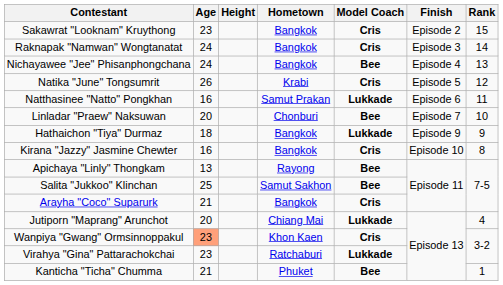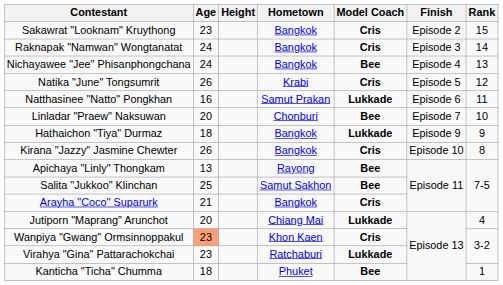(206, 151) 16 -> (206, 151) 26
(206, 271) 21 -> (206, 271) 18
